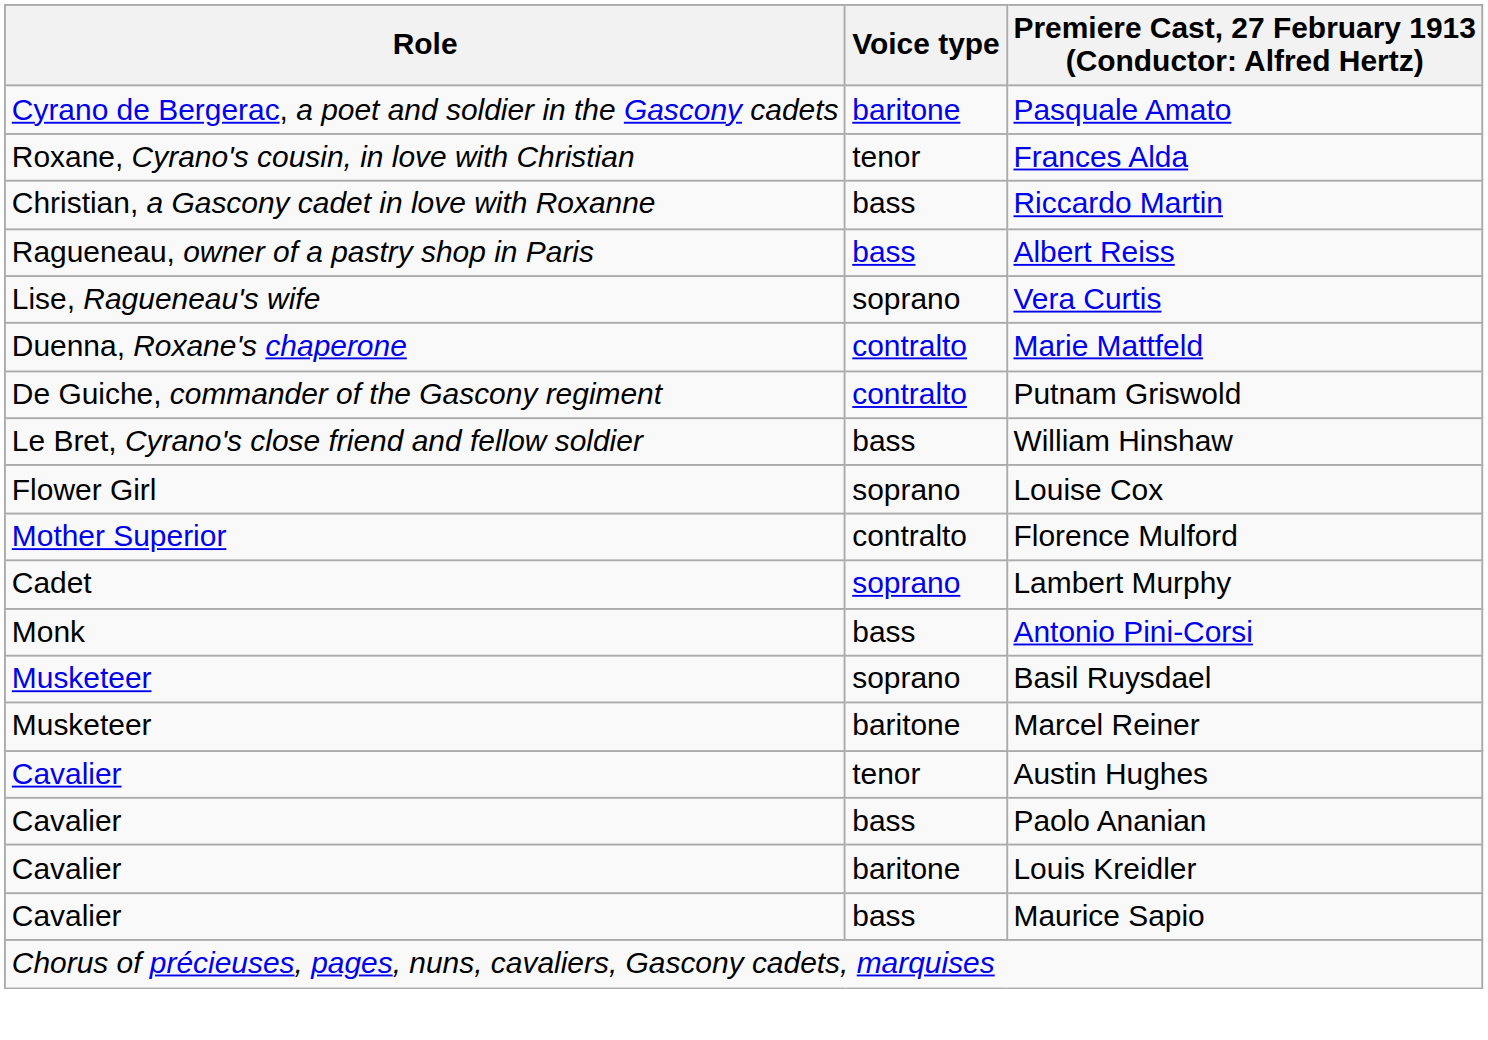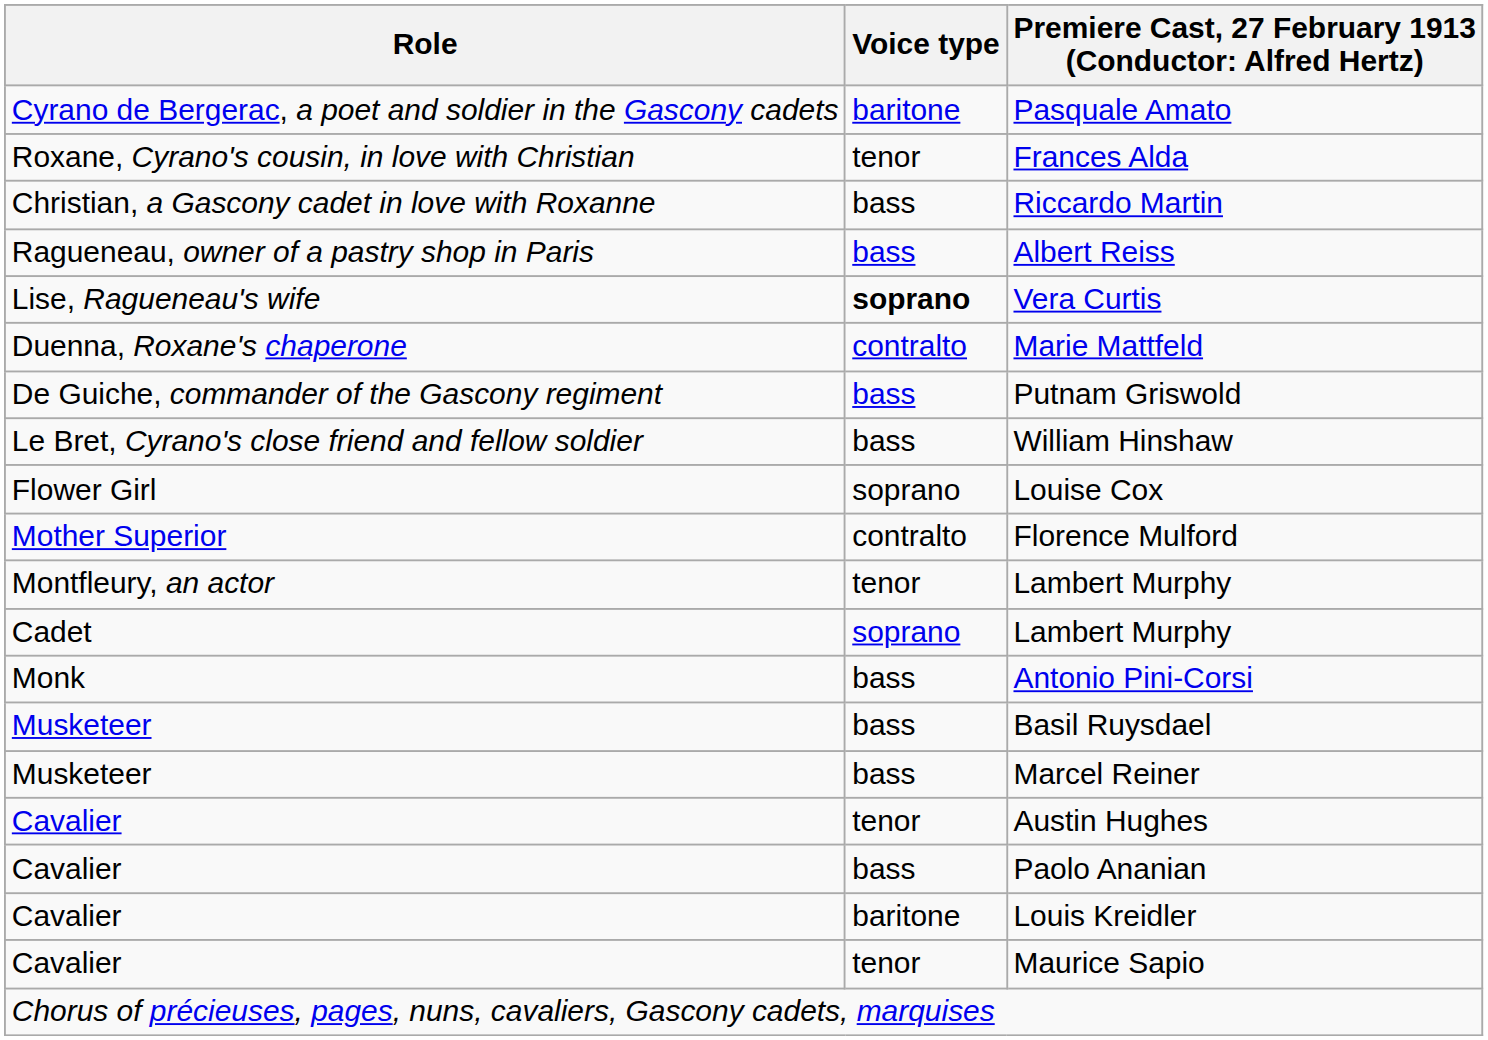(906, 299) normal -> (911, 299) bold
(910, 394) contralto -> (884, 394) bass
+ row: (143, 583)
(906, 678) soprano -> (884, 726) bass
(906, 726) baritone -> (884, 773) bass
(884, 916) bass -> (886, 963) tenor
